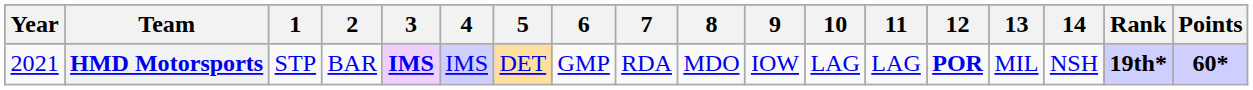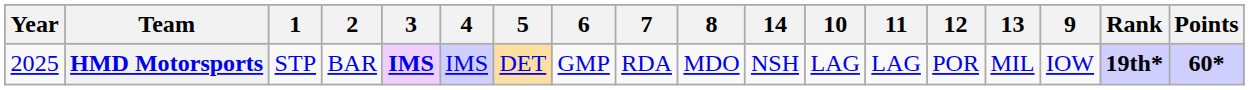columns swapped: (775, 23) <-> (1074, 23)
(35, 63) 2021 -> (35, 63) 2025
(958, 63) bold -> (956, 63) normal
